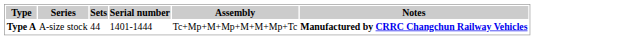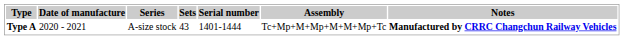+ column: (82, 12)
(95, 26) 44 -> (184, 26) 43
